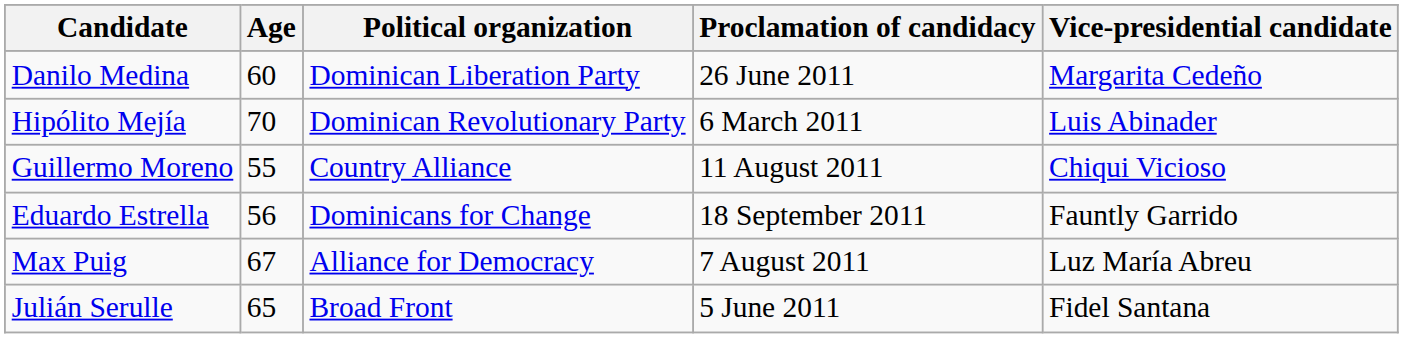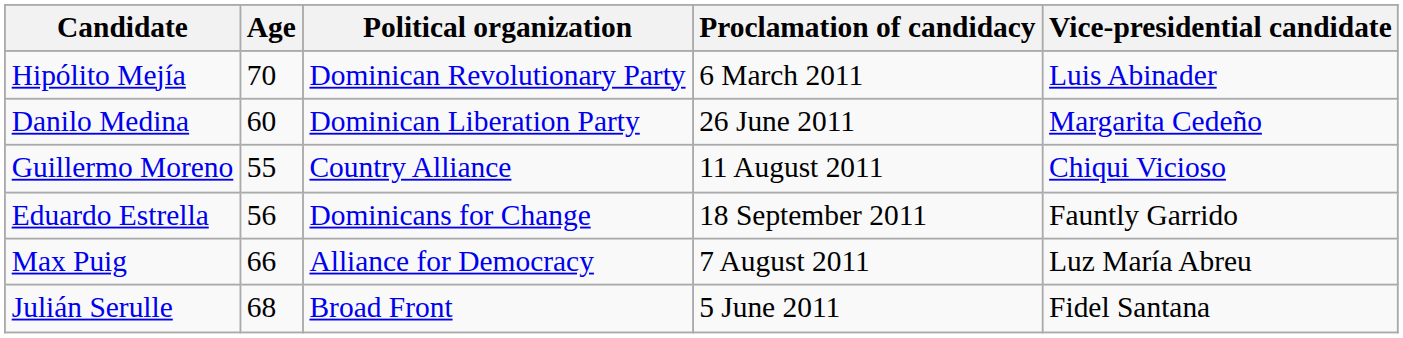rows swapped: (99, 121) <-> (100, 74)
(262, 261) 67 -> (262, 261) 66
(262, 307) 65 -> (262, 307) 68
